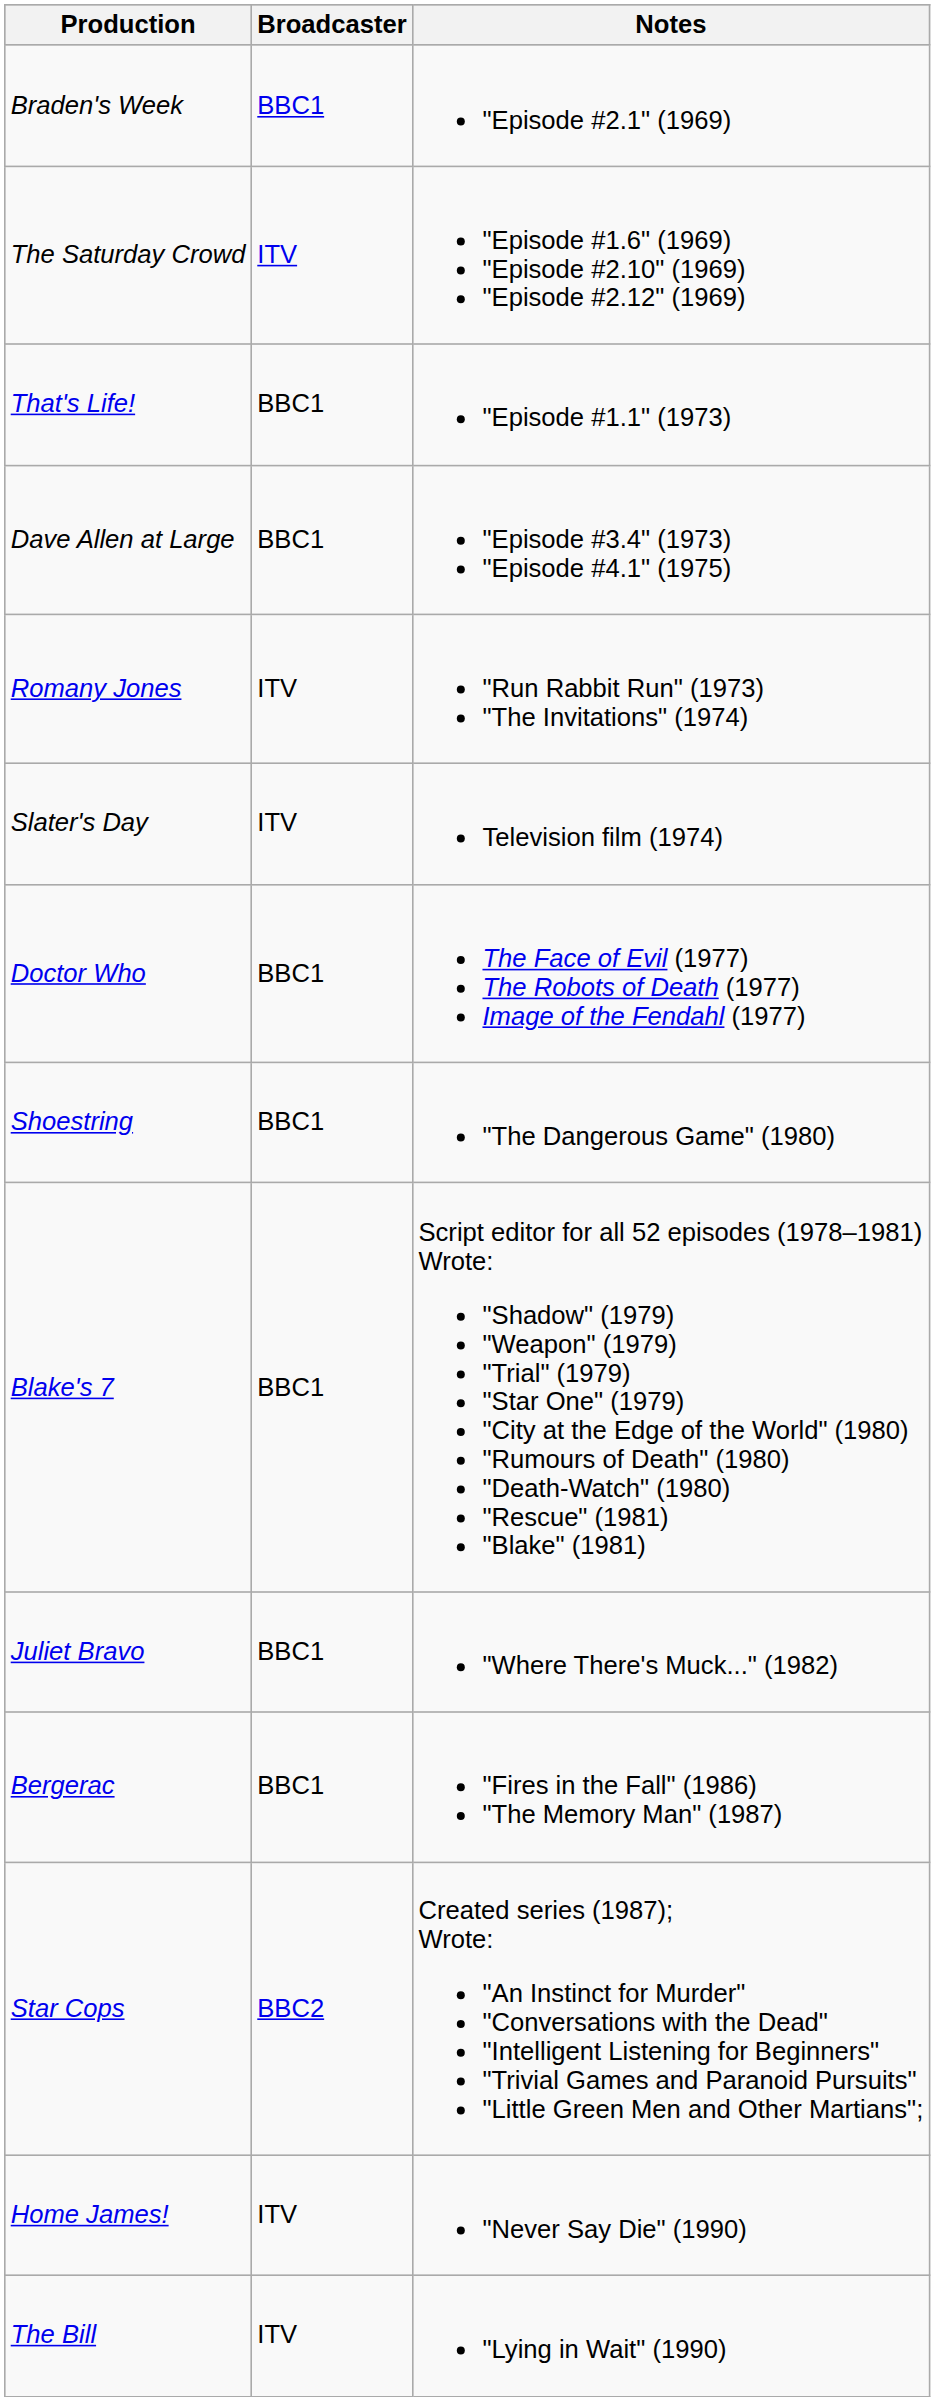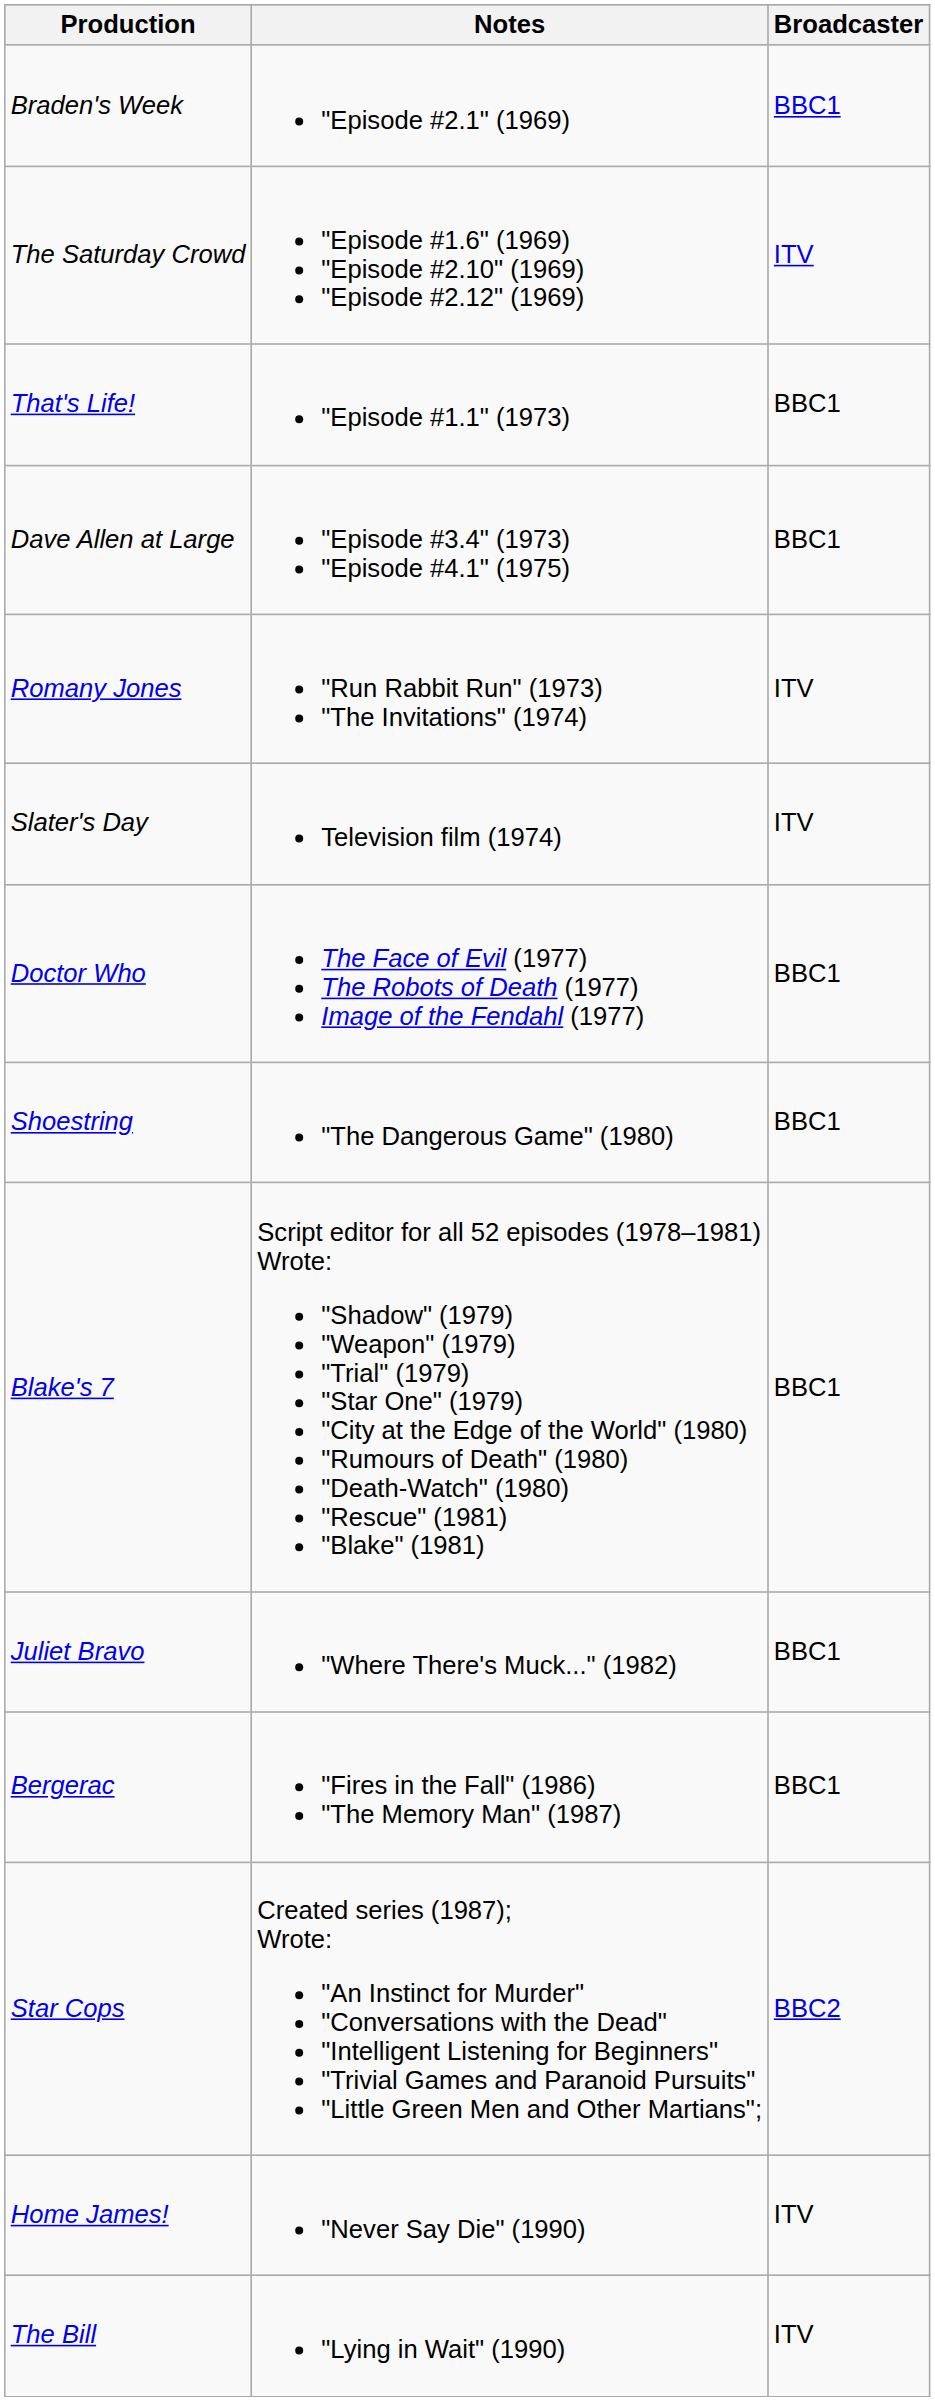columns swapped: (671, 24) <-> (332, 24)
